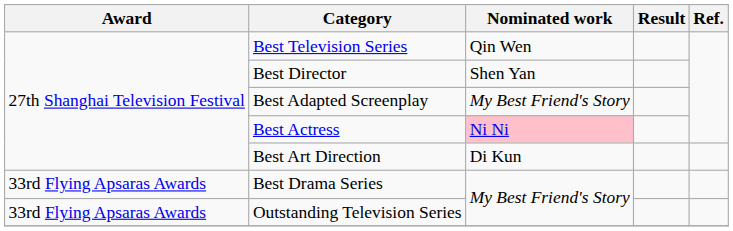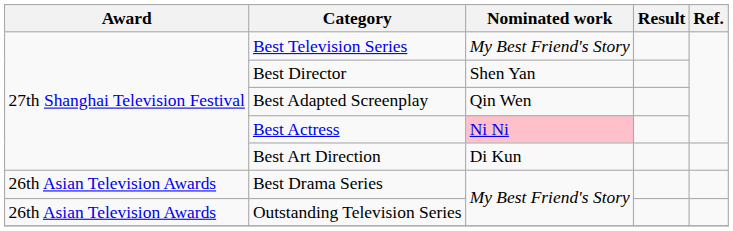(501, 45) Qin Wen -> (550, 45) My Best Friend's Story
(550, 101) My Best Friend's Story -> (501, 101) Qin Wen
(107, 184) 33rd Flying Apsaras Awards -> (112, 184) 26th Asian Television Awards
(107, 211) 33rd Flying Apsaras Awards -> (112, 211) 26th Asian Television Awards
